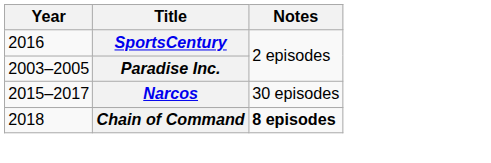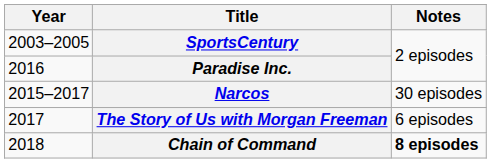(26, 42) 2016 -> (49, 42) 2003–2005
(49, 68) 2003–2005 -> (26, 68) 2016
+ row: (242, 119)
